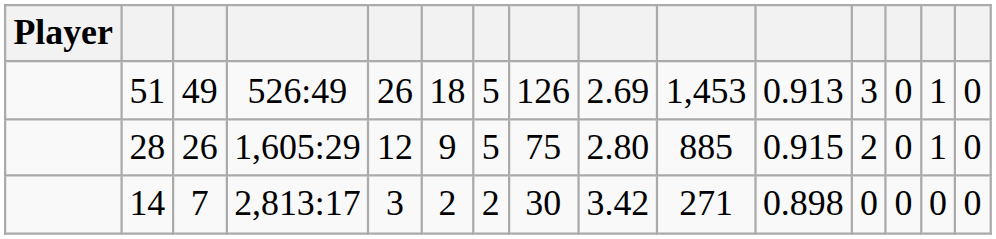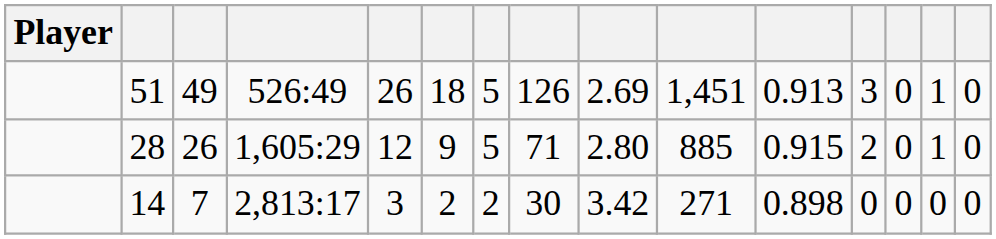(706, 89) 1,453 -> (706, 89) 1,451
(543, 146) 75 -> (543, 146) 71
